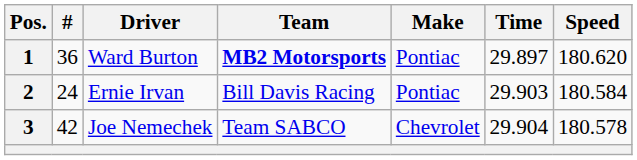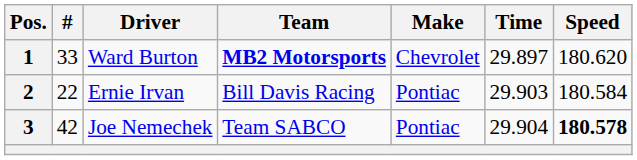(67, 57) 36 -> (67, 57) 33
(428, 57) Pontiac -> (438, 57) Chevrolet
(67, 92) 24 -> (67, 92) 22
(438, 127) Chevrolet -> (428, 127) Pontiac
(592, 127) normal -> (592, 127) bold
